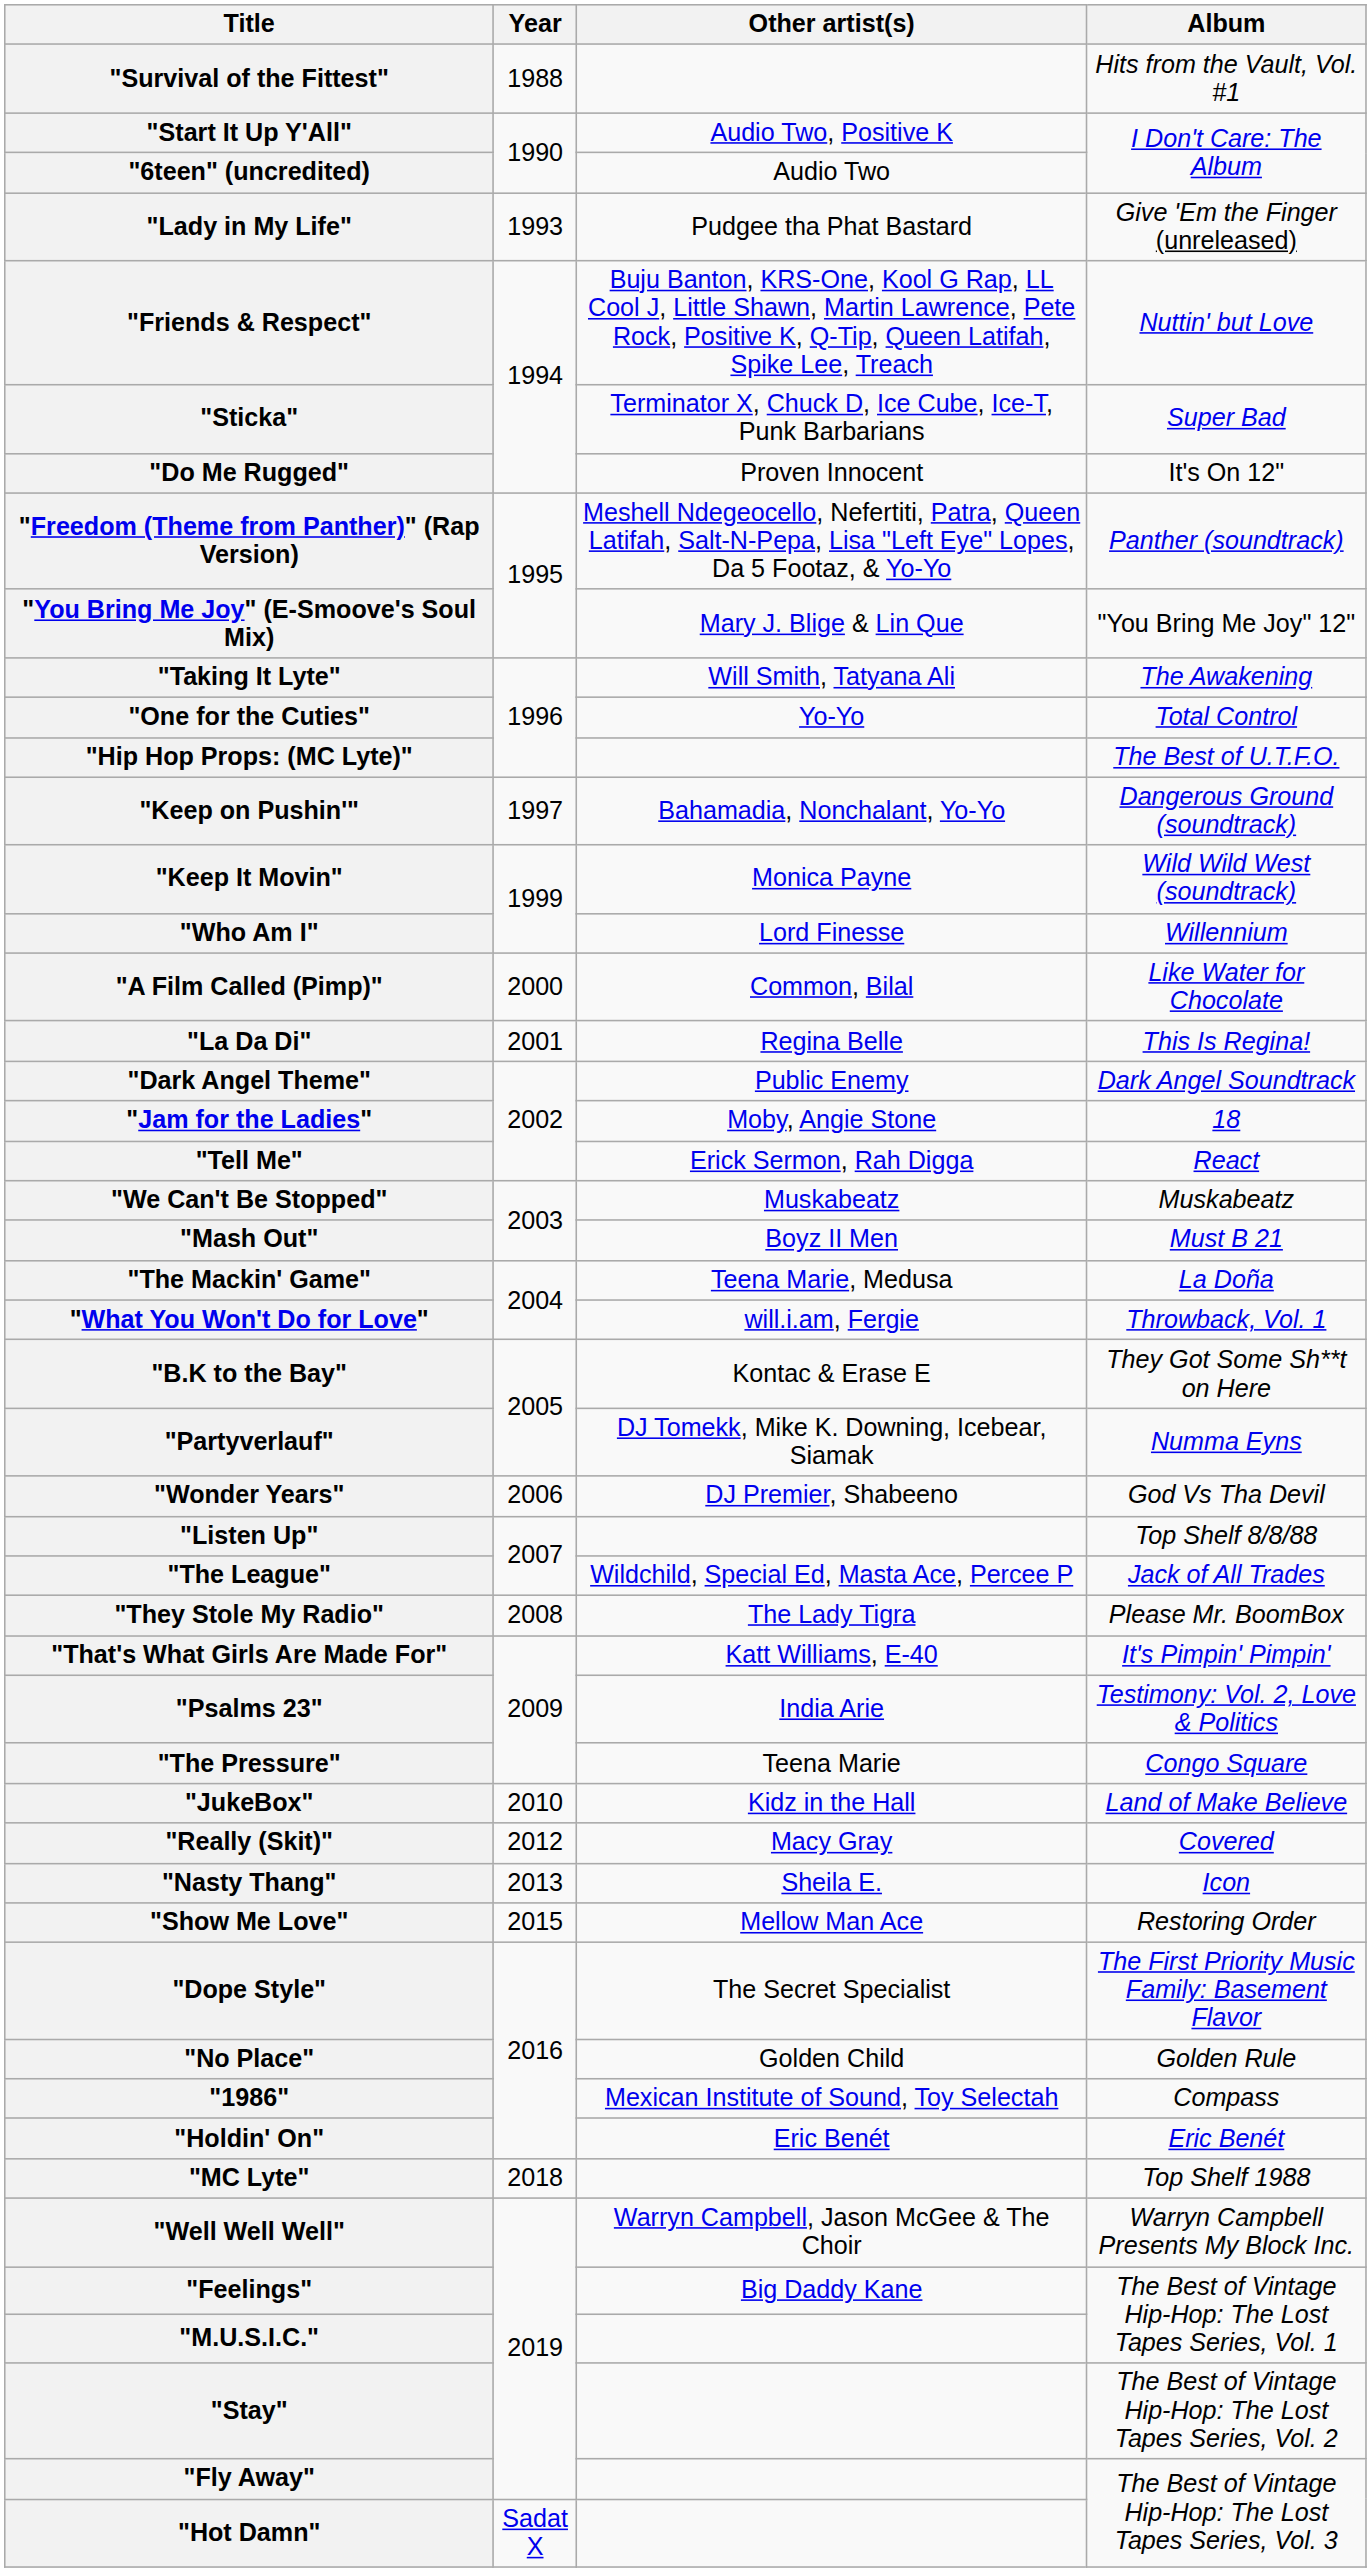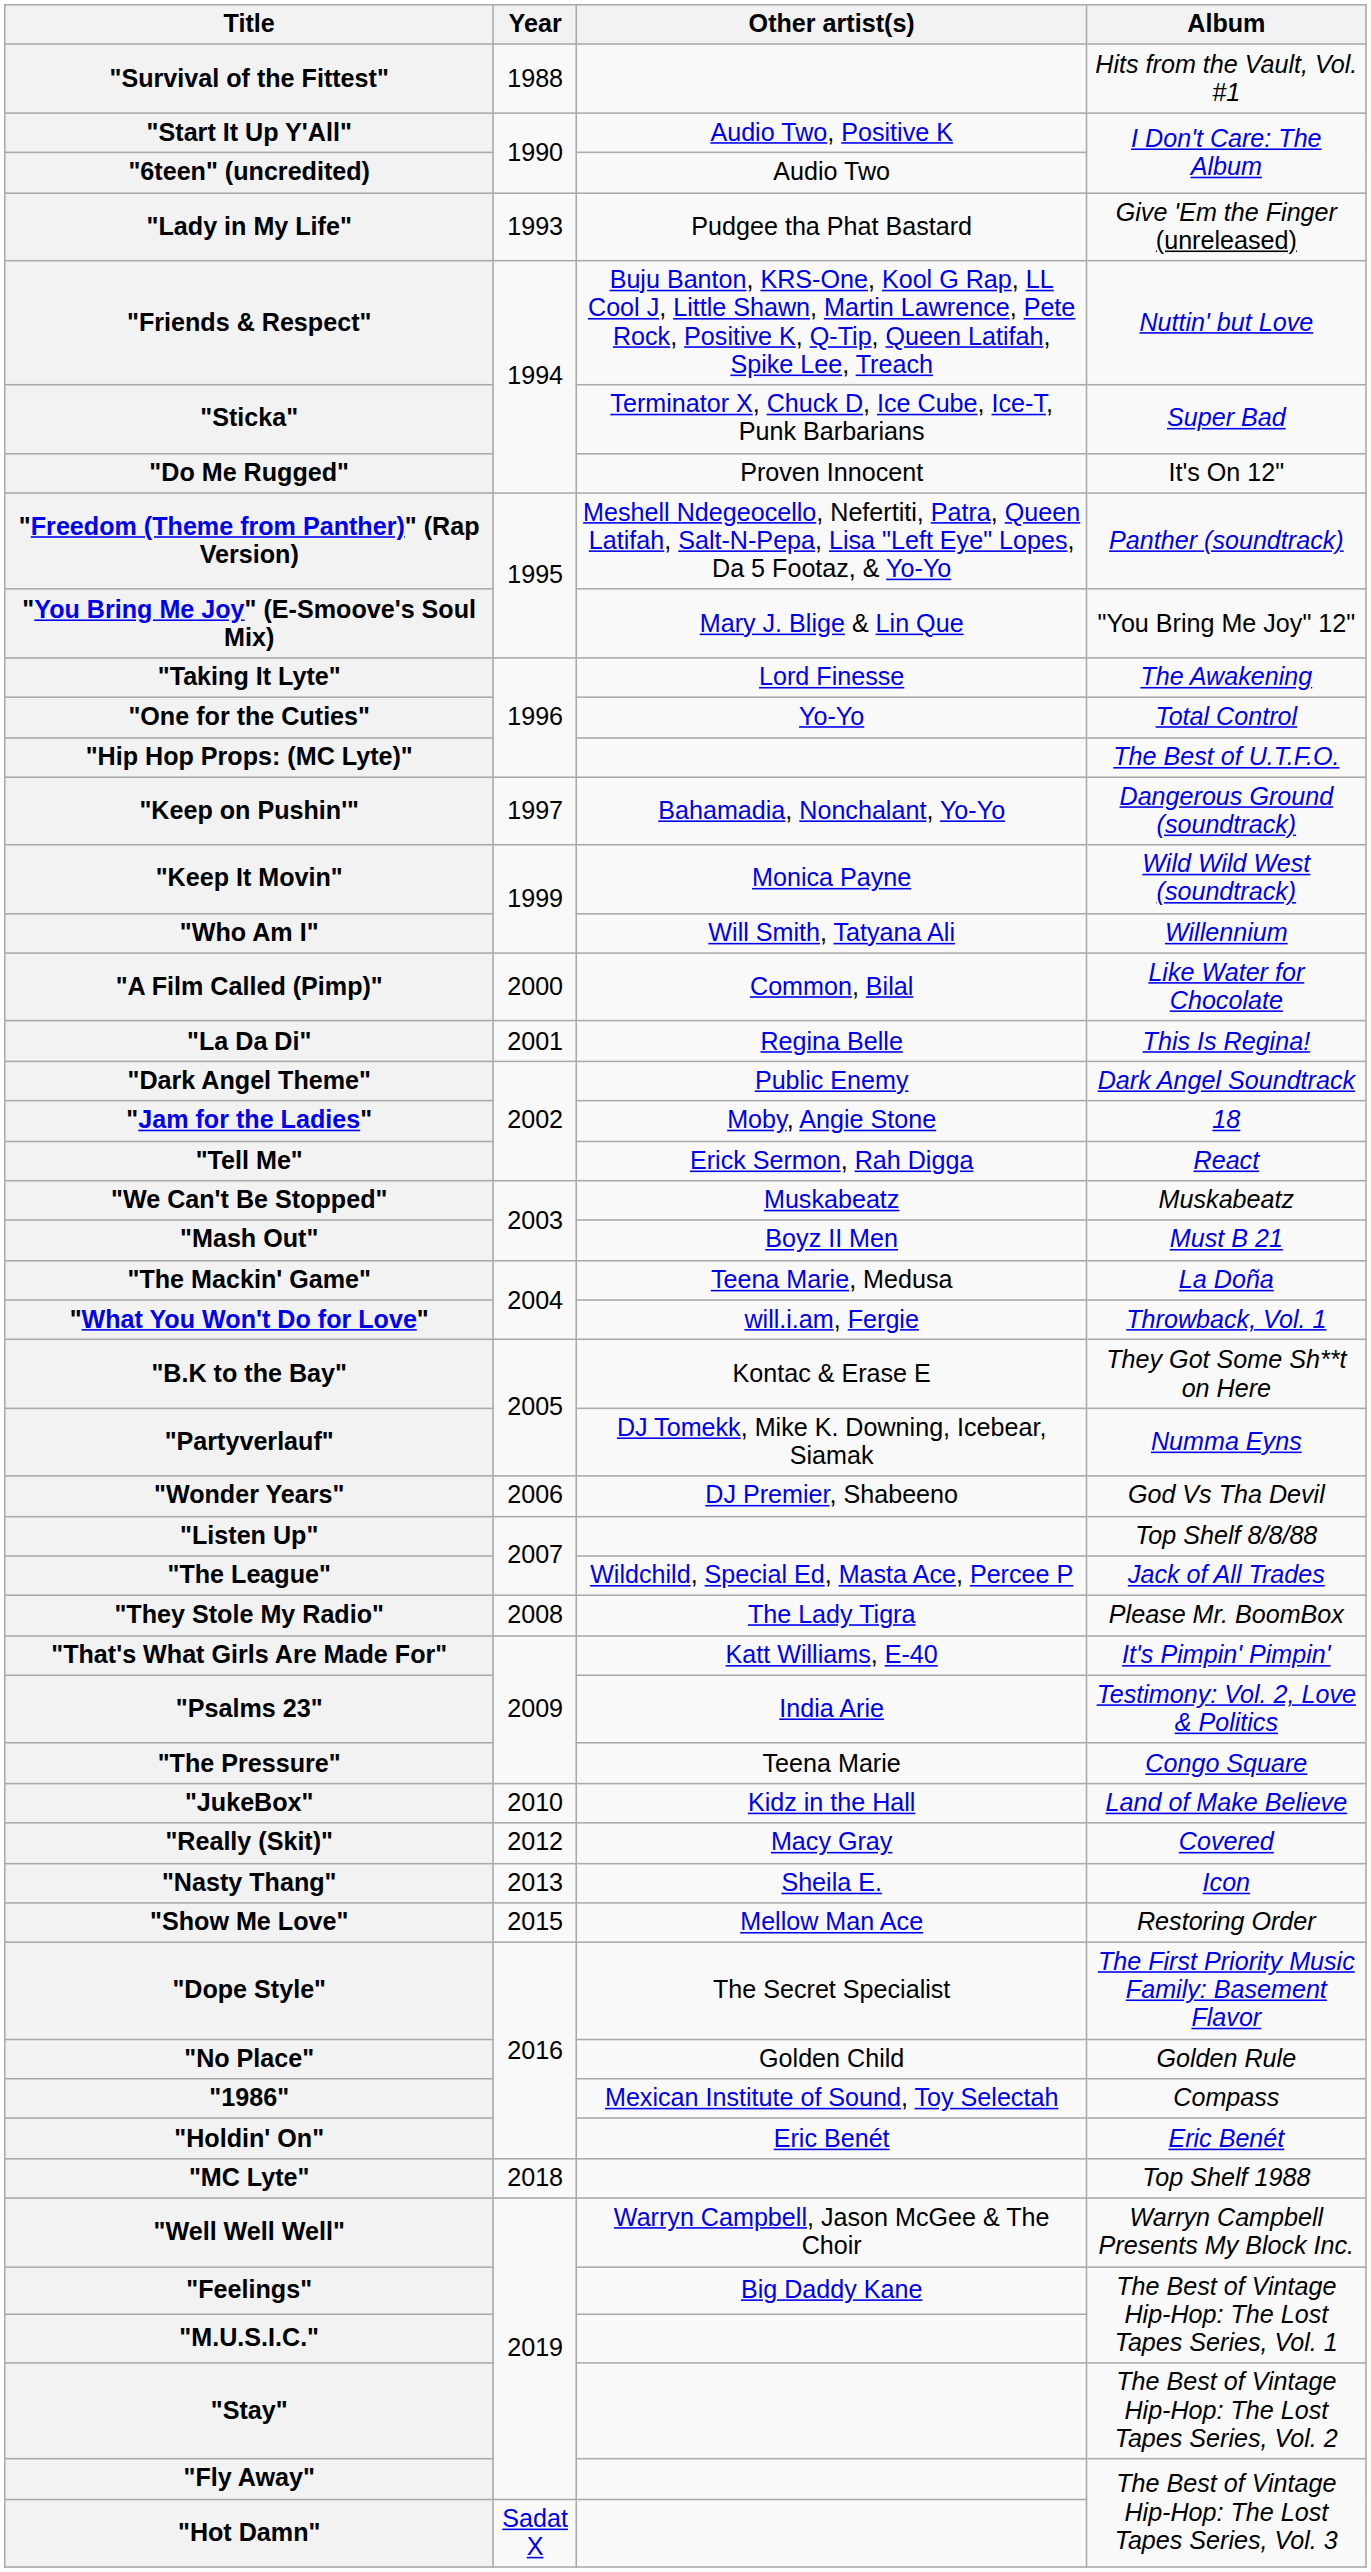(832, 677) Will Smith, Tatyana Ali -> (832, 677) Lord Finesse
(832, 932) Lord Finesse -> (832, 932) Will Smith, Tatyana Ali
